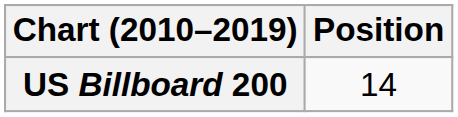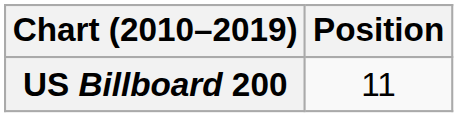(379, 83) 14 -> (379, 83) 11
